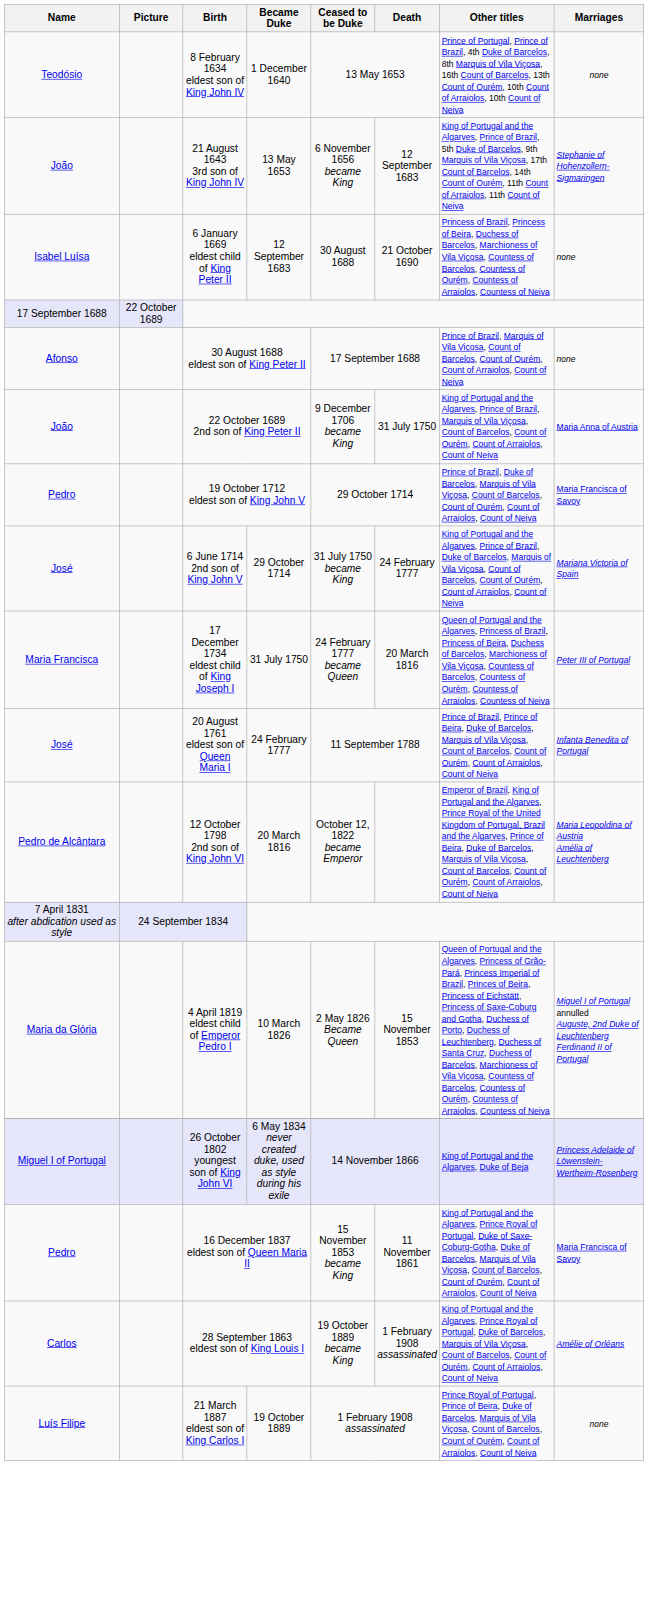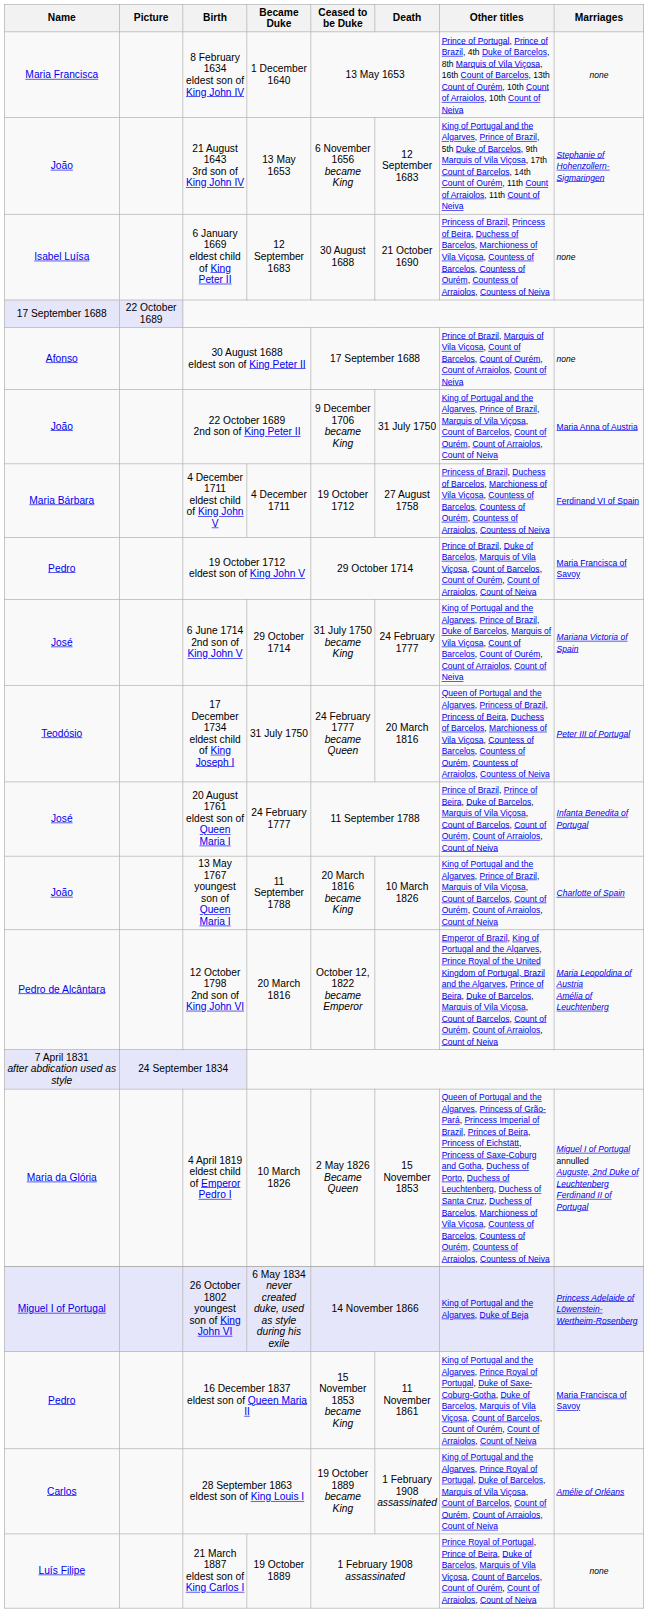(62, 74) Teodósio -> (62, 74) Maria Francisca
+ row: (215, 500)
(62, 659) Maria Francisca -> (62, 733) Teodósio
+ row: (215, 892)
